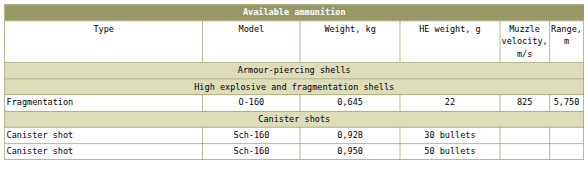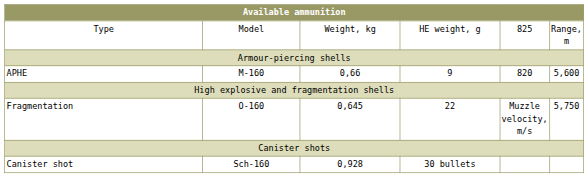(525, 41) Muzzle velocity, m/s -> (525, 29) 825
+ row: (350, 74)
(525, 103) 825 -> (525, 119) Muzzle velocity, m/s
- row: (350, 151)
